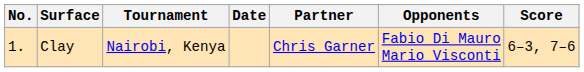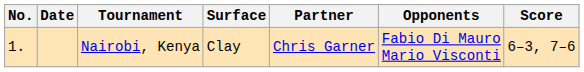columns swapped: (249, 16) <-> (70, 16)
